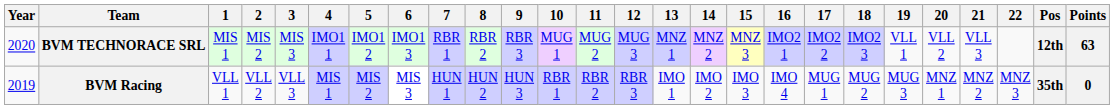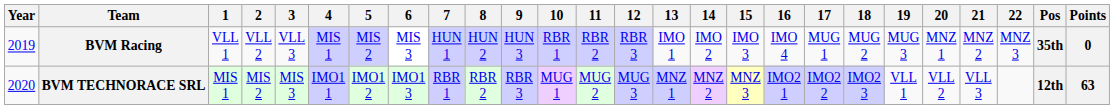rows swapped: (124, 84) <-> (124, 46)
